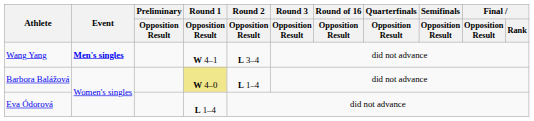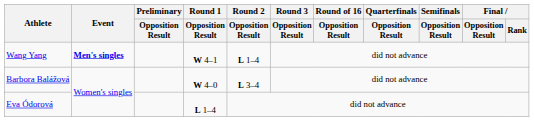(249, 60) L 3–4 -> (249, 60) L 1–4
(205, 85) khaki background -> (205, 85) no background
(249, 85) L 1–4 -> (249, 85) L 3–4
